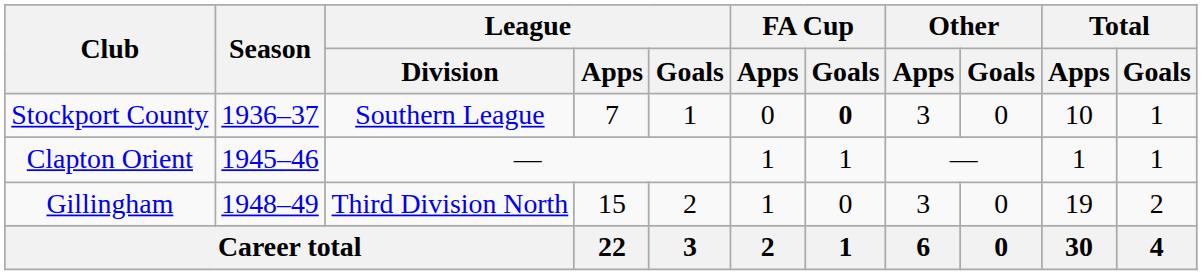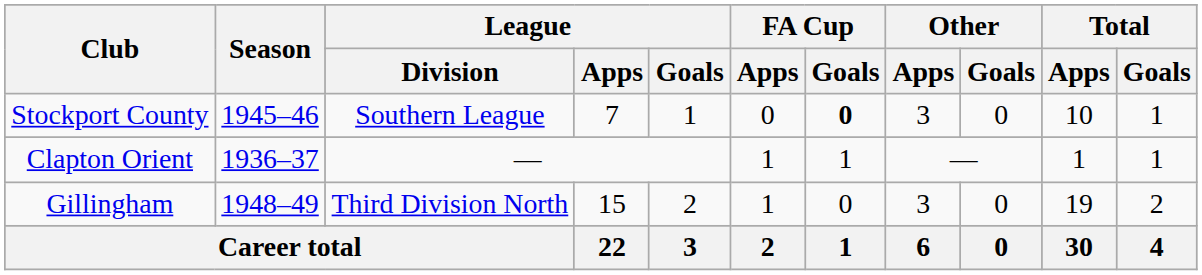(270, 114) 1936–37 -> (270, 114) 1945–46
(270, 159) 1945–46 -> (270, 159) 1936–37
